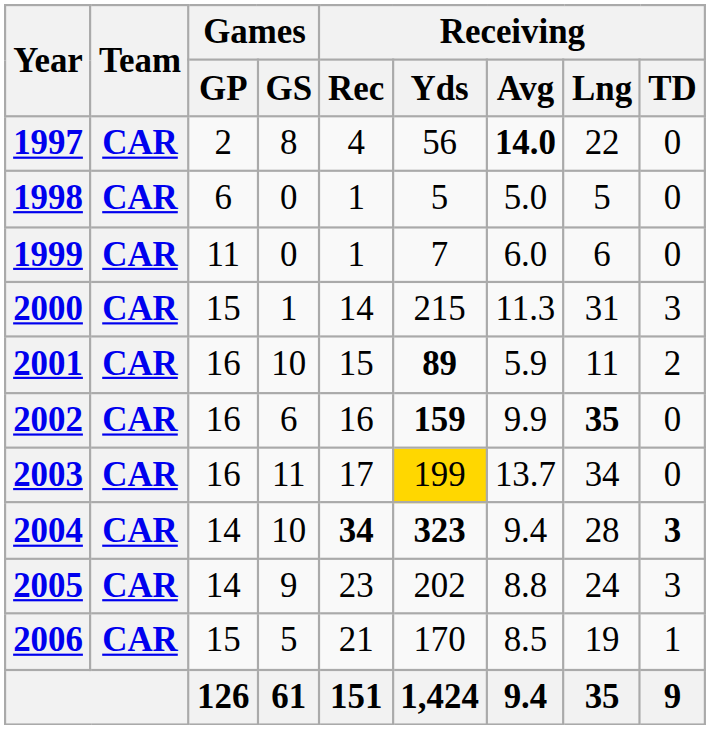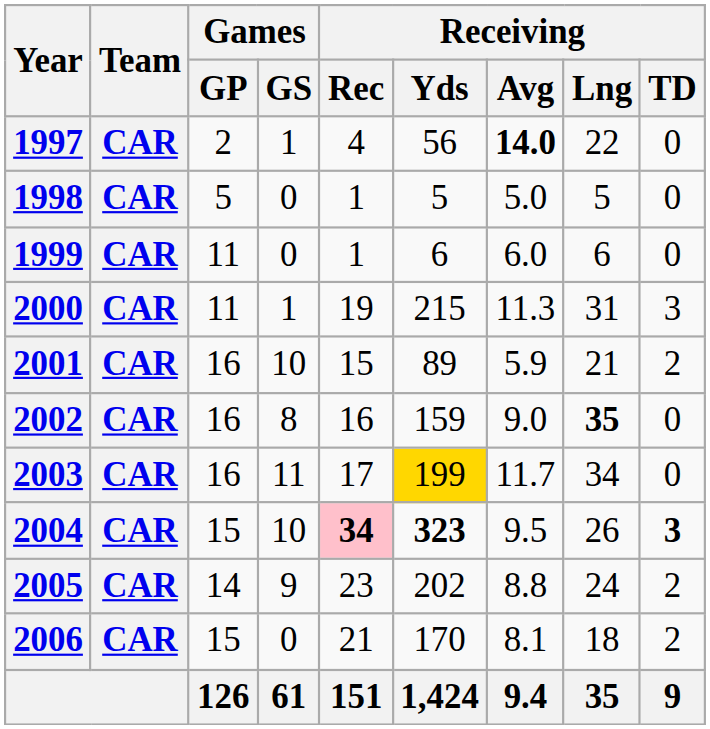(289, 142) 8 -> (289, 142) 1
(223, 198) 6 -> (223, 198) 5
(440, 253) 7 -> (440, 253) 6
(223, 308) 15 -> (223, 308) 11
(356, 308) 14 -> (356, 308) 19
(440, 364) bold -> (440, 364) normal
(602, 364) 11 -> (602, 364) 21
(289, 419) 6 -> (289, 419) 8
(440, 419) bold -> (440, 419) normal
(525, 419) 9.9 -> (525, 419) 9.0
(525, 474) 13.7 -> (525, 474) 11.7
(223, 530) 14 -> (223, 530) 15
(356, 530) no background -> (356, 530) pink background
(525, 530) 9.4 -> (525, 530) 9.5
(602, 530) 28 -> (602, 530) 26
(672, 585) 3 -> (672, 585) 2
(289, 640) 5 -> (289, 640) 0
(525, 640) 8.5 -> (525, 640) 8.1
(602, 640) 19 -> (602, 640) 18
(672, 640) 1 -> (672, 640) 2
